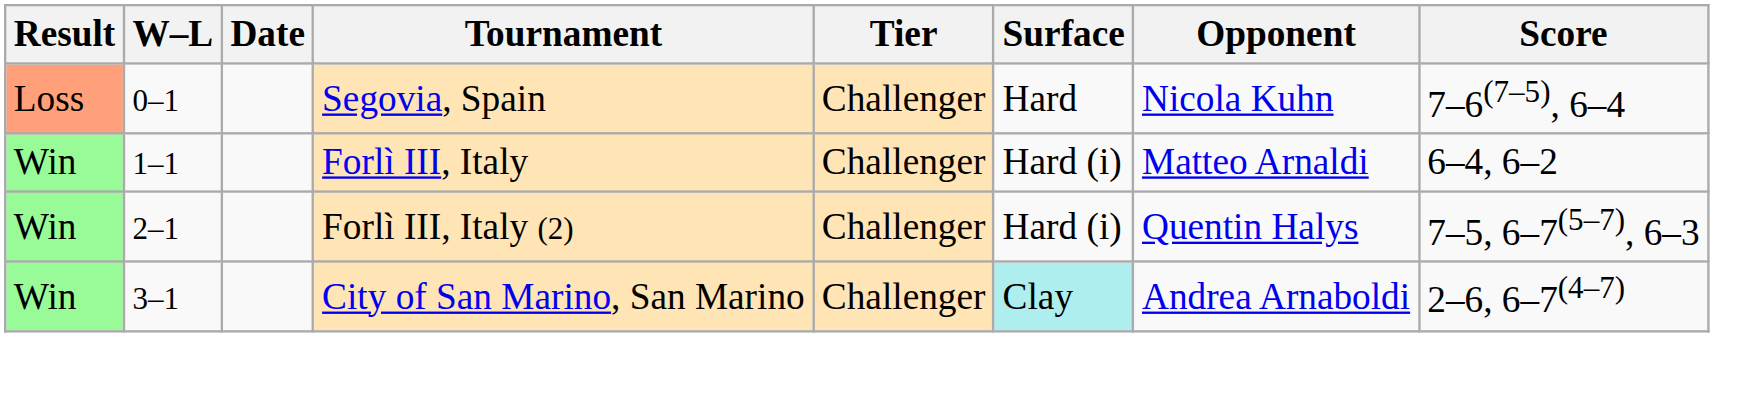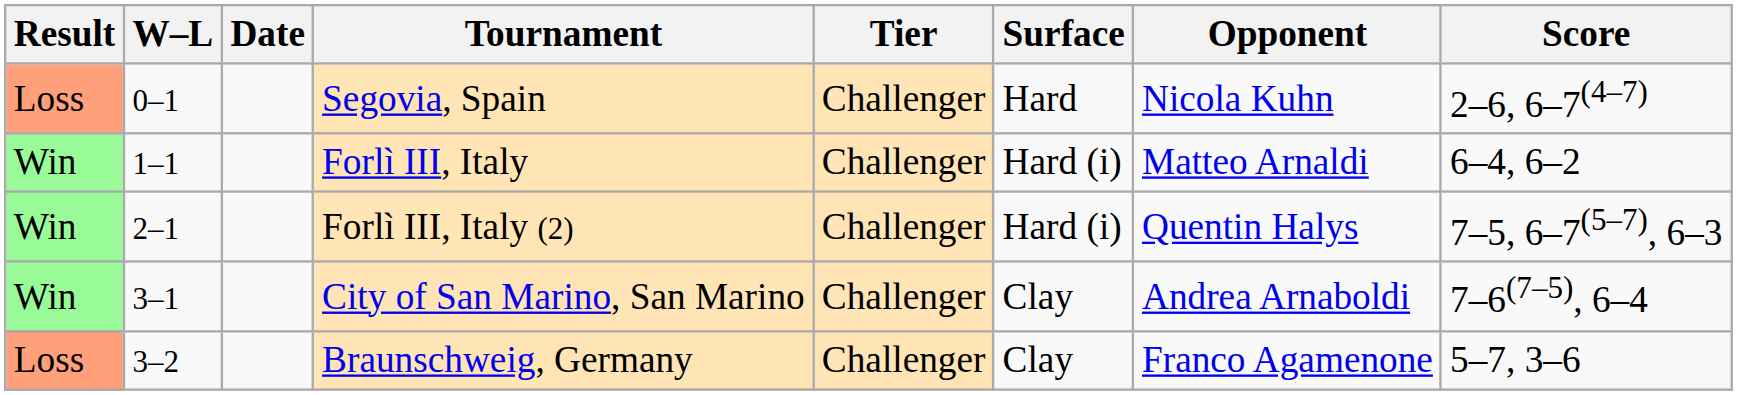(1526, 98) 7–6(7–5), 6–4 -> (1549, 98) 2–6, 6–7(4–7)
(1038, 295) paleturquoise background -> (1038, 295) no background
(1526, 295) 2–6, 6–7(4–7) -> (1549, 295) 7–6(7–5), 6–4
+ row: (507, 359)
